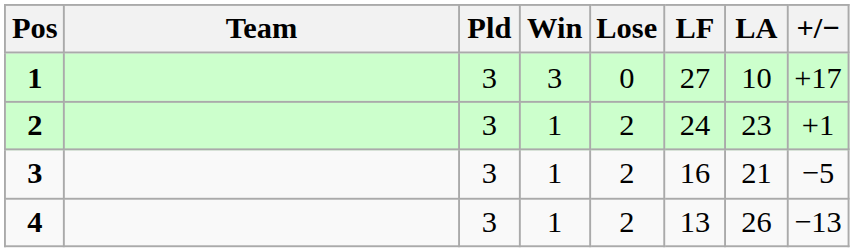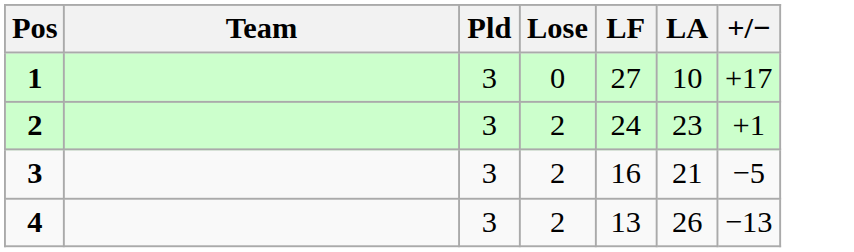- column: (555, 28)
